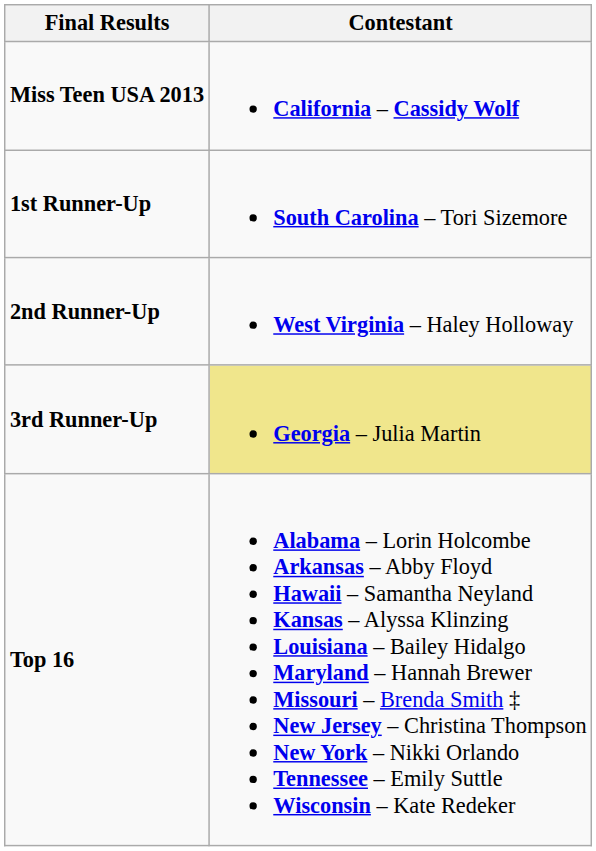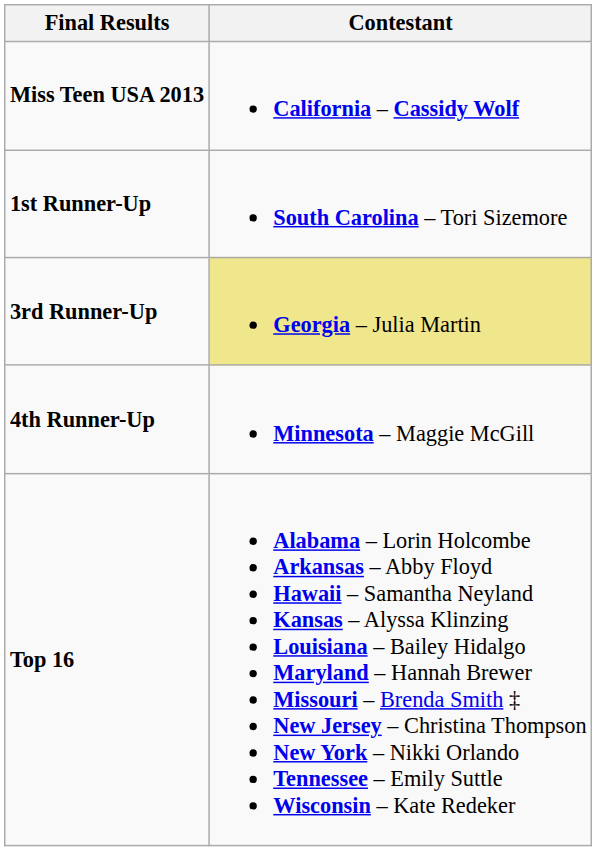- row: (85, 311)
+ row: (82, 419)
